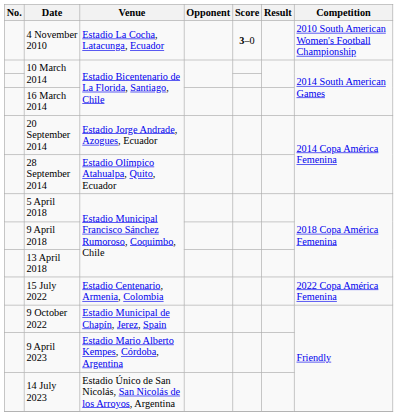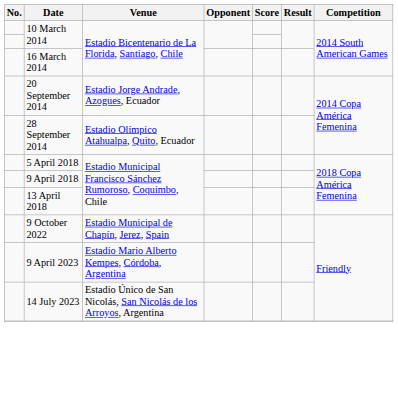- row: (52, 40)
- row: (41, 291)
